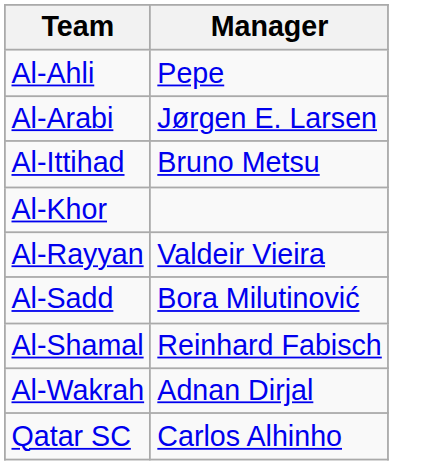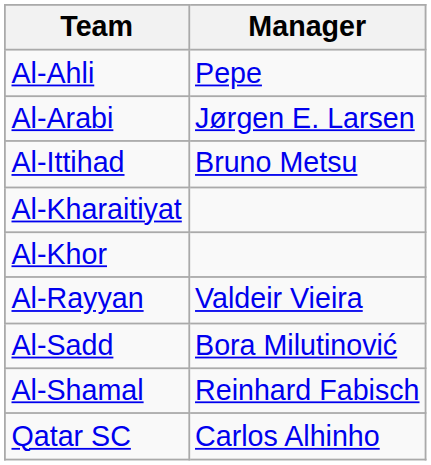+ row: (97, 208)
- row: (78, 390)
